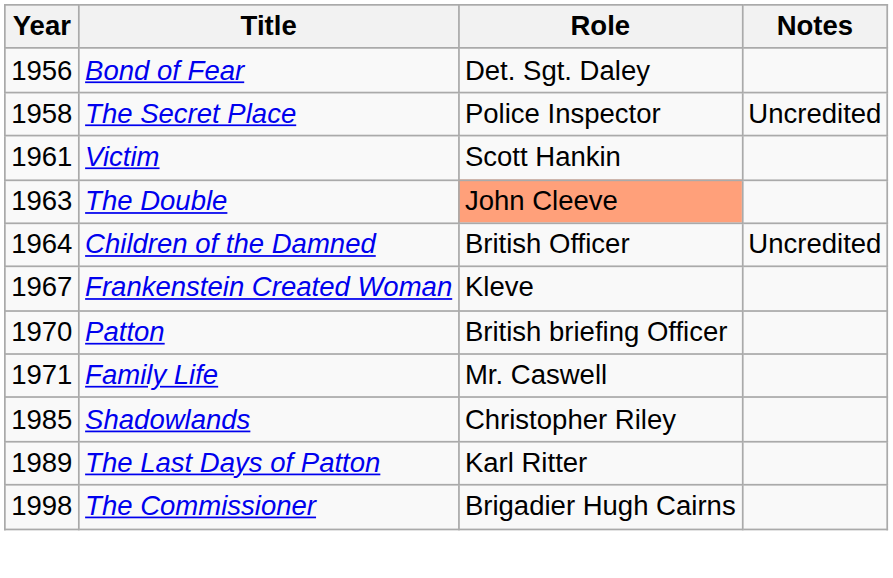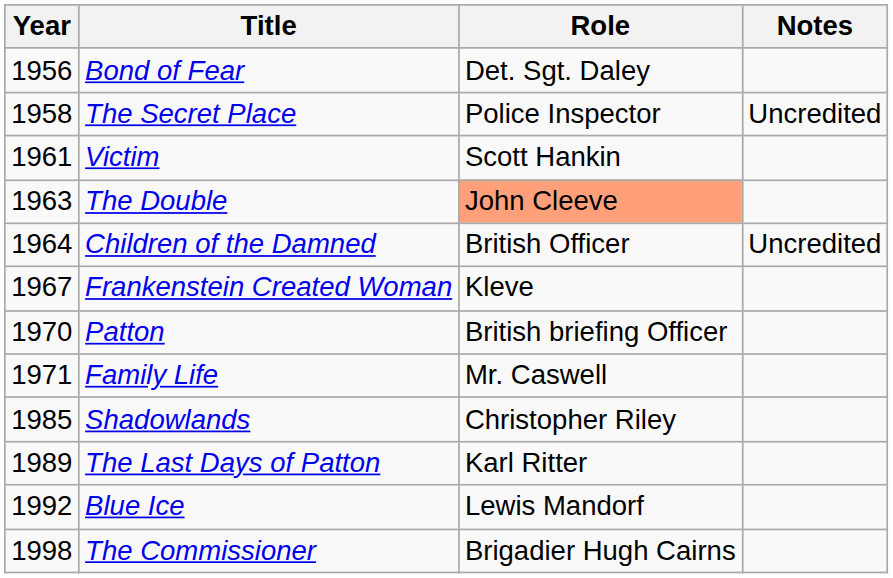+ row: (135, 506)
